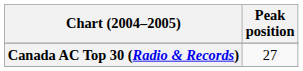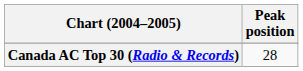(270, 54) 27 -> (270, 54) 28
